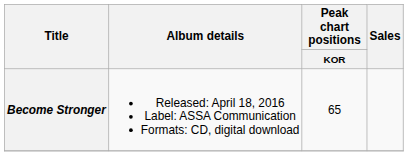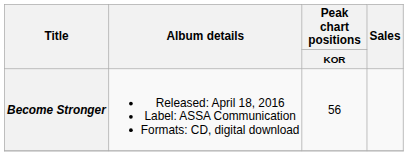(334, 109) 65 -> (334, 109) 56
